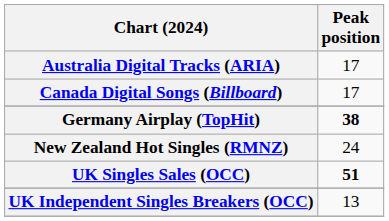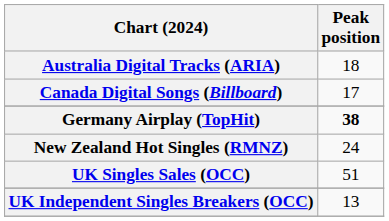(351, 65) 17 -> (351, 65) 18
(351, 174) bold -> (351, 174) normal
